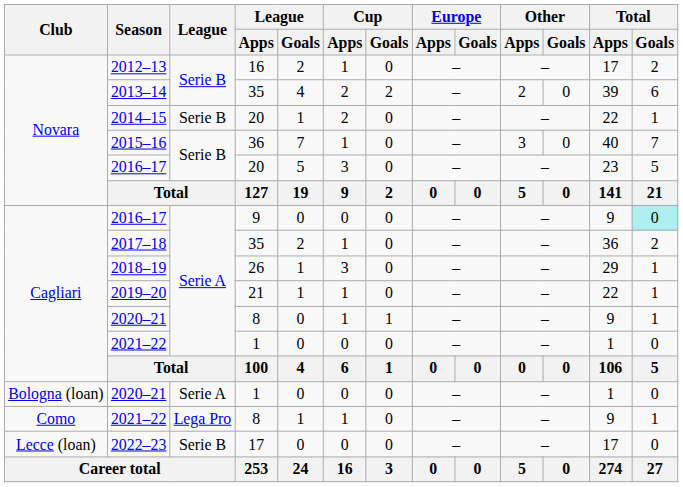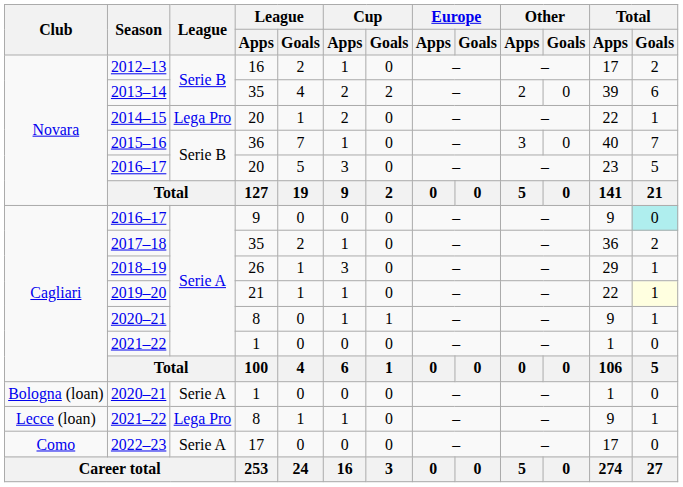(202, 117) Serie B -> (202, 117) Lega Pro
(655, 293) no background -> (655, 293) lightyellow background
(56, 419) Como -> (56, 419) Lecce (loan)
(56, 444) Lecce (loan) -> (56, 444) Como
(202, 444) Serie B -> (202, 444) Serie A
